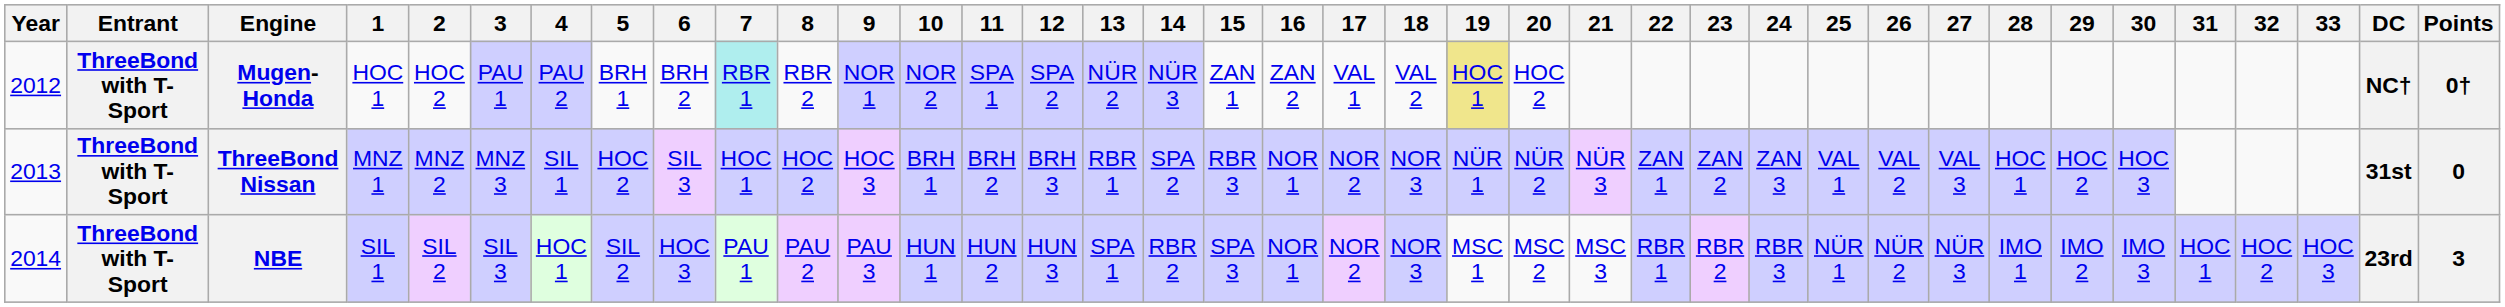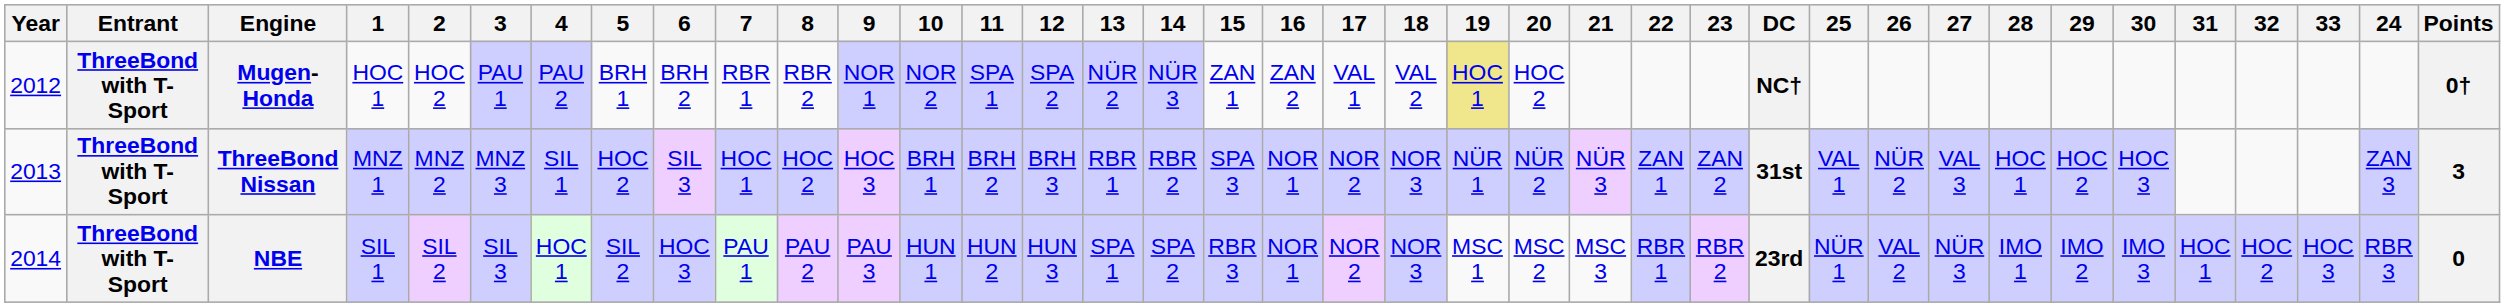columns swapped: (1779, 23) <-> (2389, 23)
(746, 85) paleturquoise background -> (746, 85) no background
(1173, 172) SPA 2 -> (1173, 172) RBR 2
(1232, 172) RBR 3 -> (1232, 172) SPA 3
(1899, 172) VAL 2 -> (1899, 172) NÜR 2
(2459, 172) 0 -> (2459, 172) 3
(1173, 259) RBR 2 -> (1173, 259) SPA 2
(1232, 259) SPA 3 -> (1232, 259) RBR 3
(1899, 259) NÜR 2 -> (1899, 259) VAL 2
(2459, 259) 3 -> (2459, 259) 0
